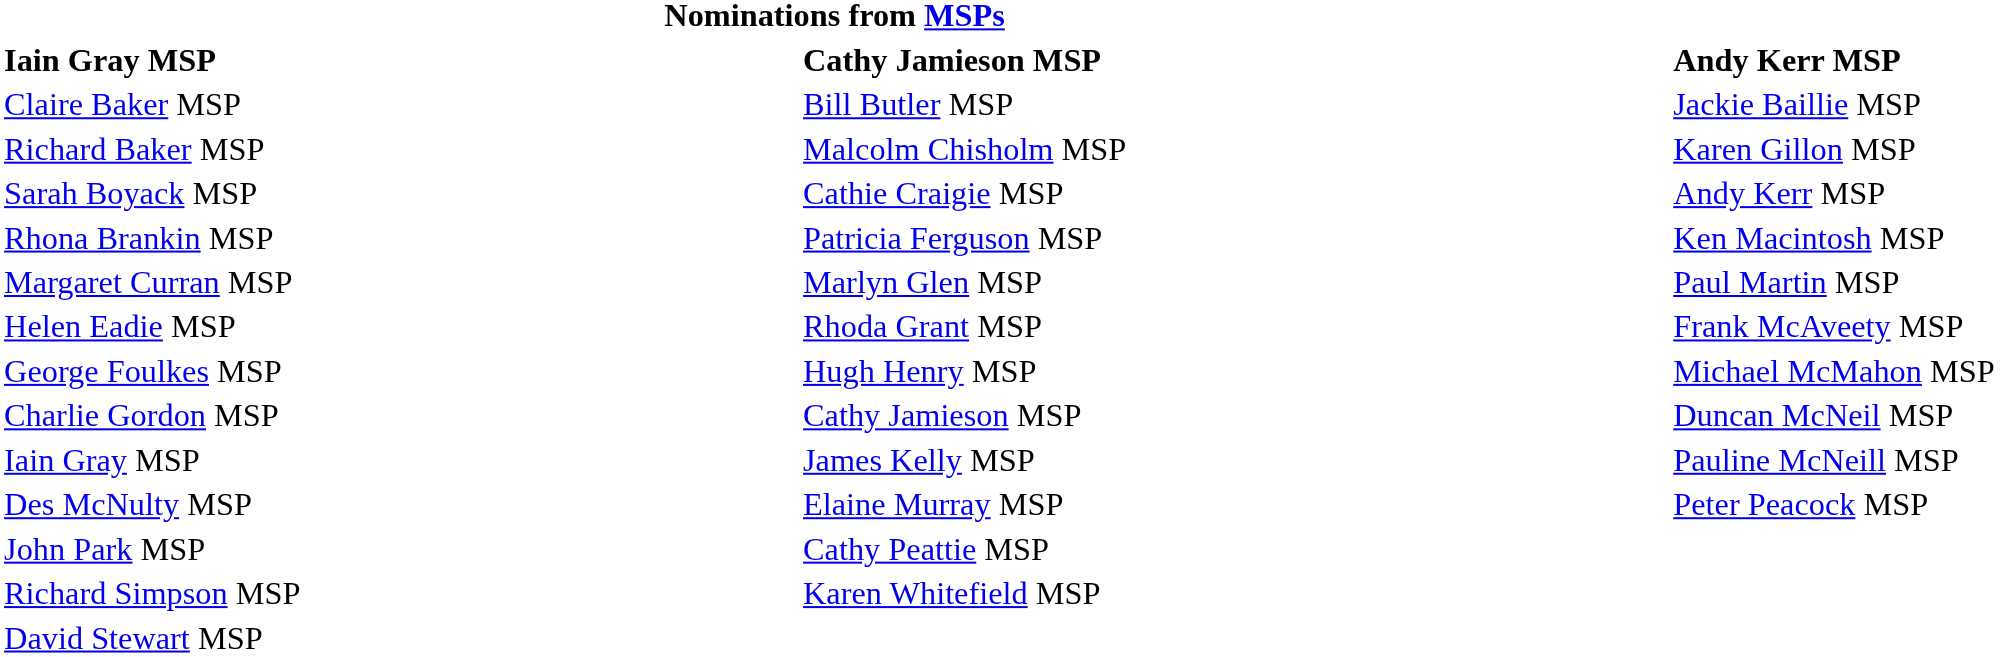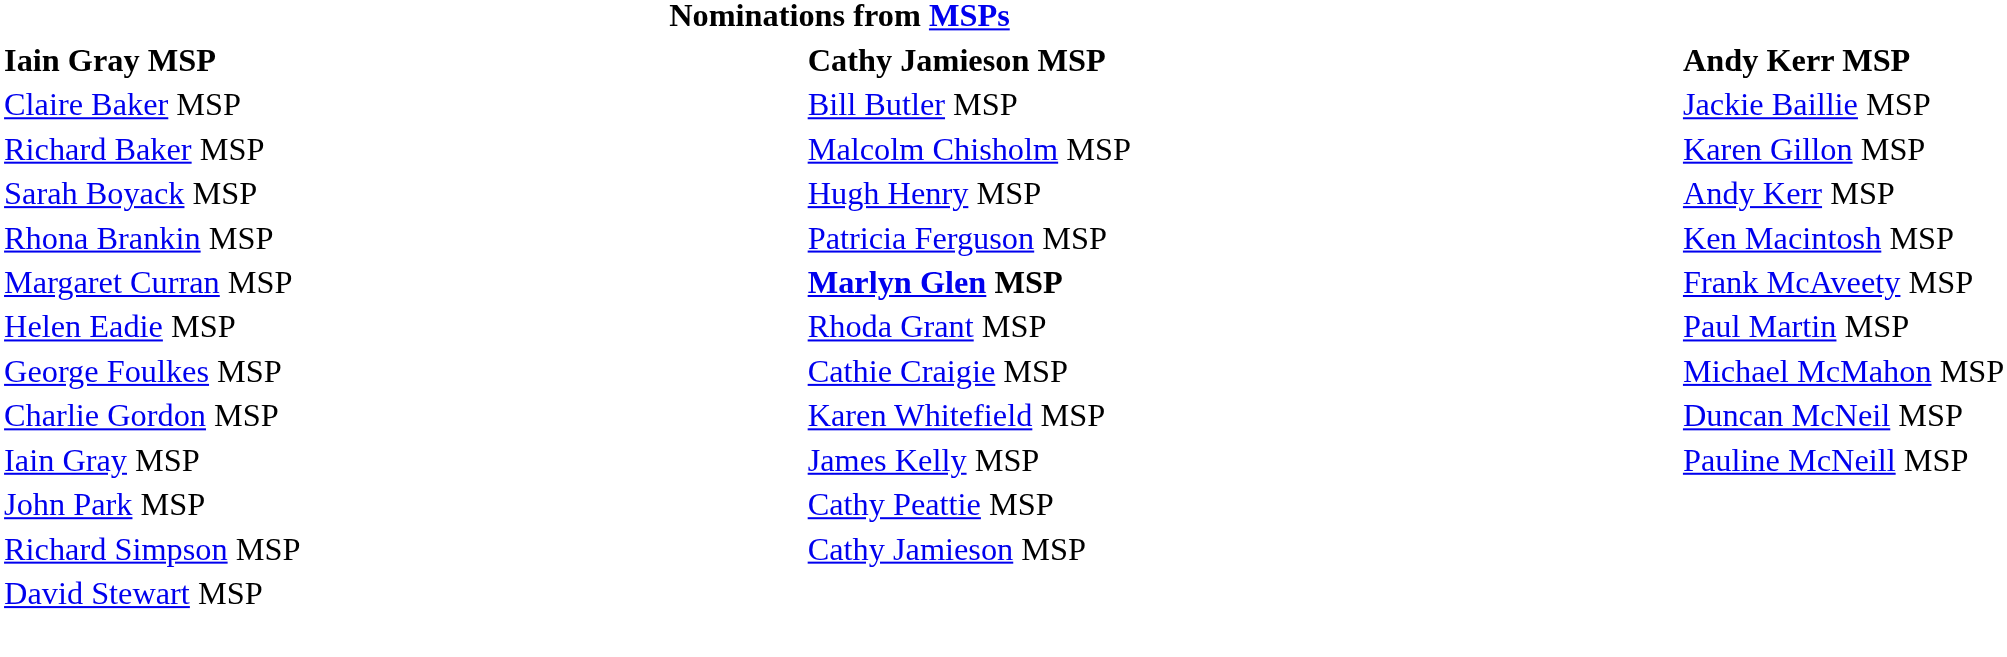(933, 193) Cathie Craigie MSP -> (924, 193) Hugh Henry MSP
(922, 282) normal -> (935, 282) bold
(1786, 282) Paul Martin MSP -> (1828, 282) Frank McAveety MSP
(1818, 326) Frank McAveety MSP -> (1796, 326) Paul Martin MSP
(920, 371) Hugh Henry MSP -> (938, 371) Cathie Craigie MSP
(942, 415) Cathy Jamieson MSP -> (956, 415) Karen Whitefield MSP
- row: (128, 504)
(952, 593) Karen Whitefield MSP -> (947, 549) Cathy Jamieson MSP
